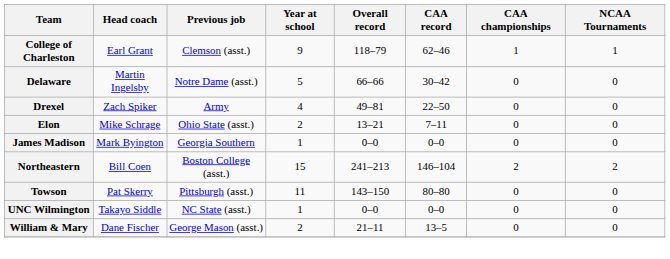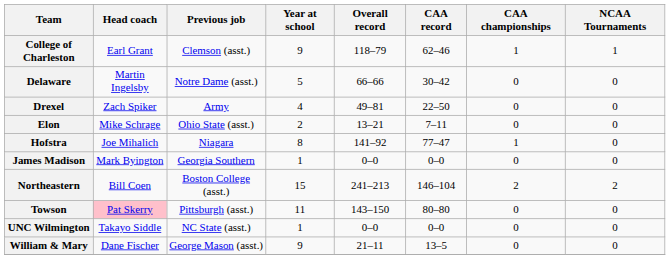+ row: (49, 142)
(130, 191) no background -> (130, 209) pink background
(300, 228) 2 -> (300, 246) 9
